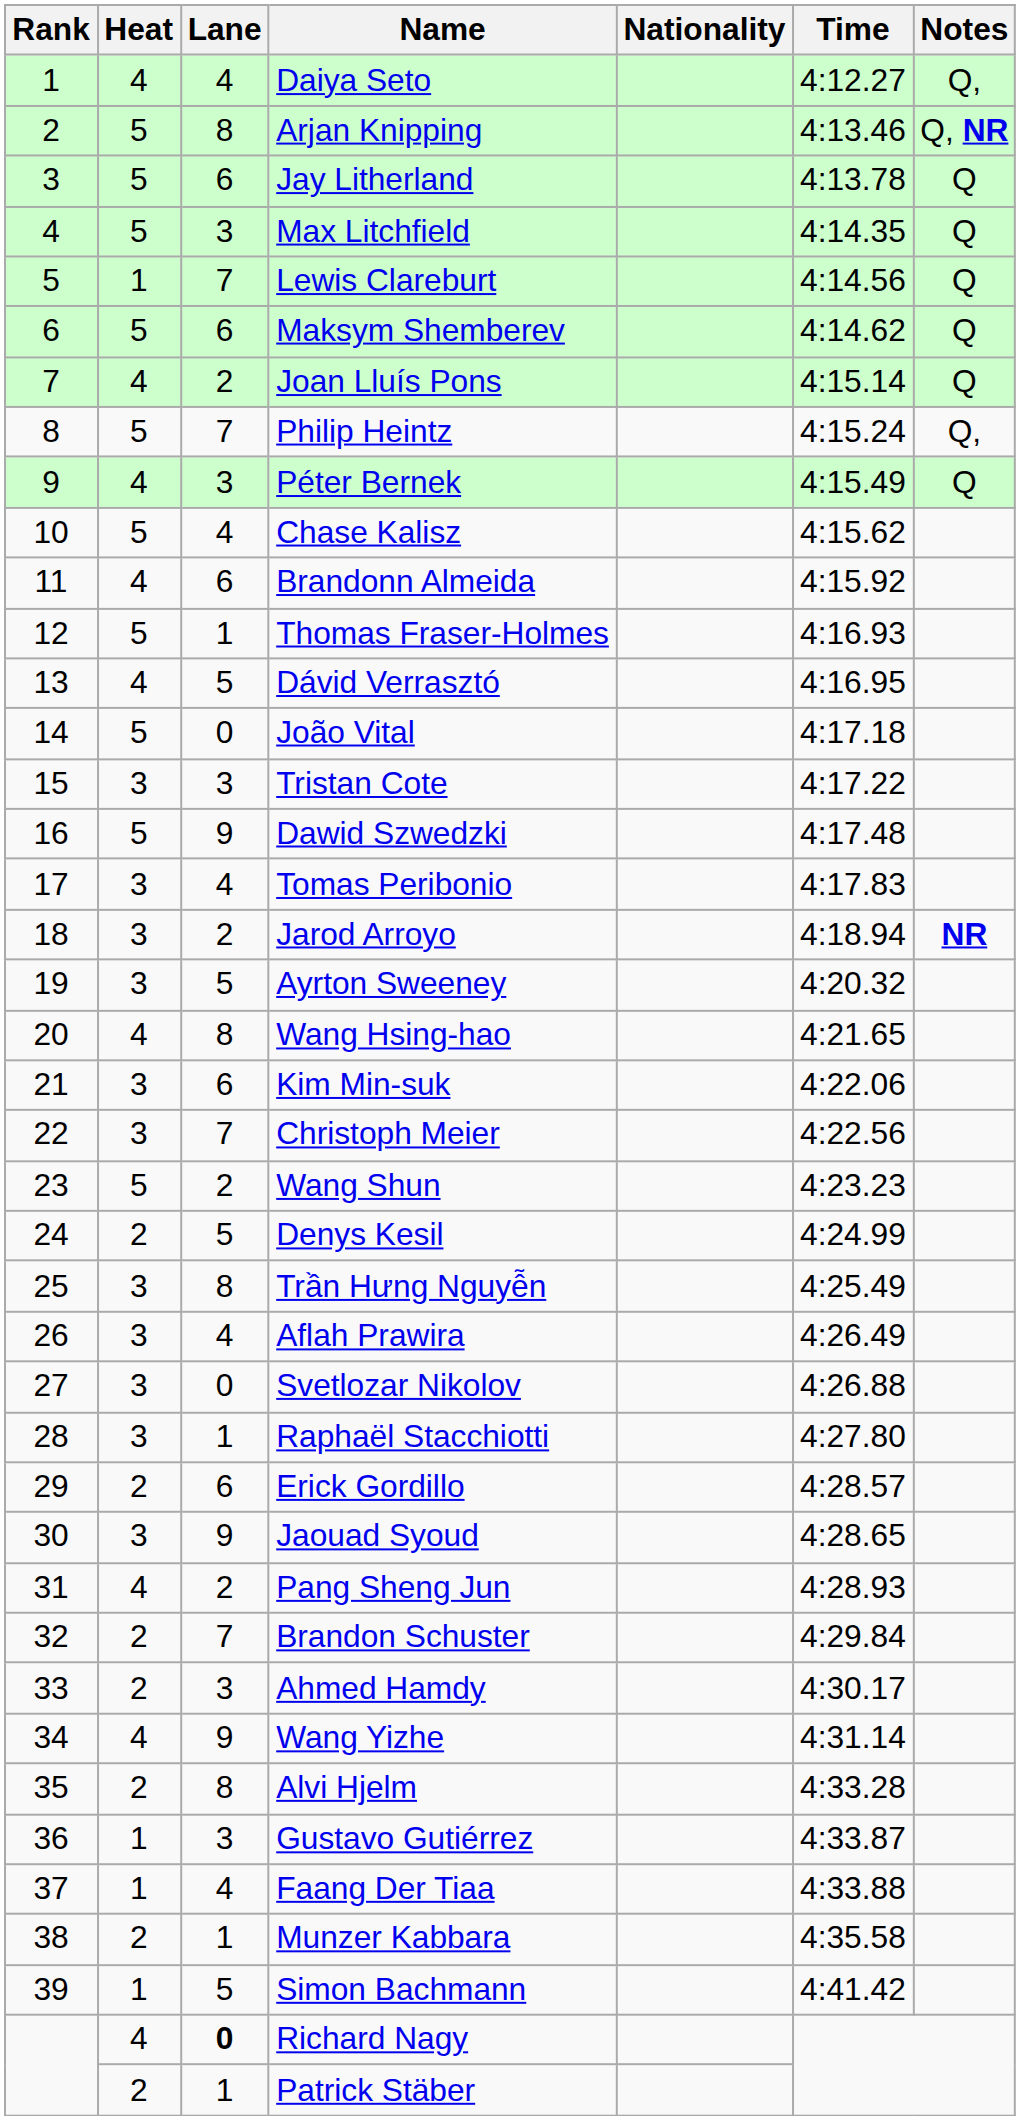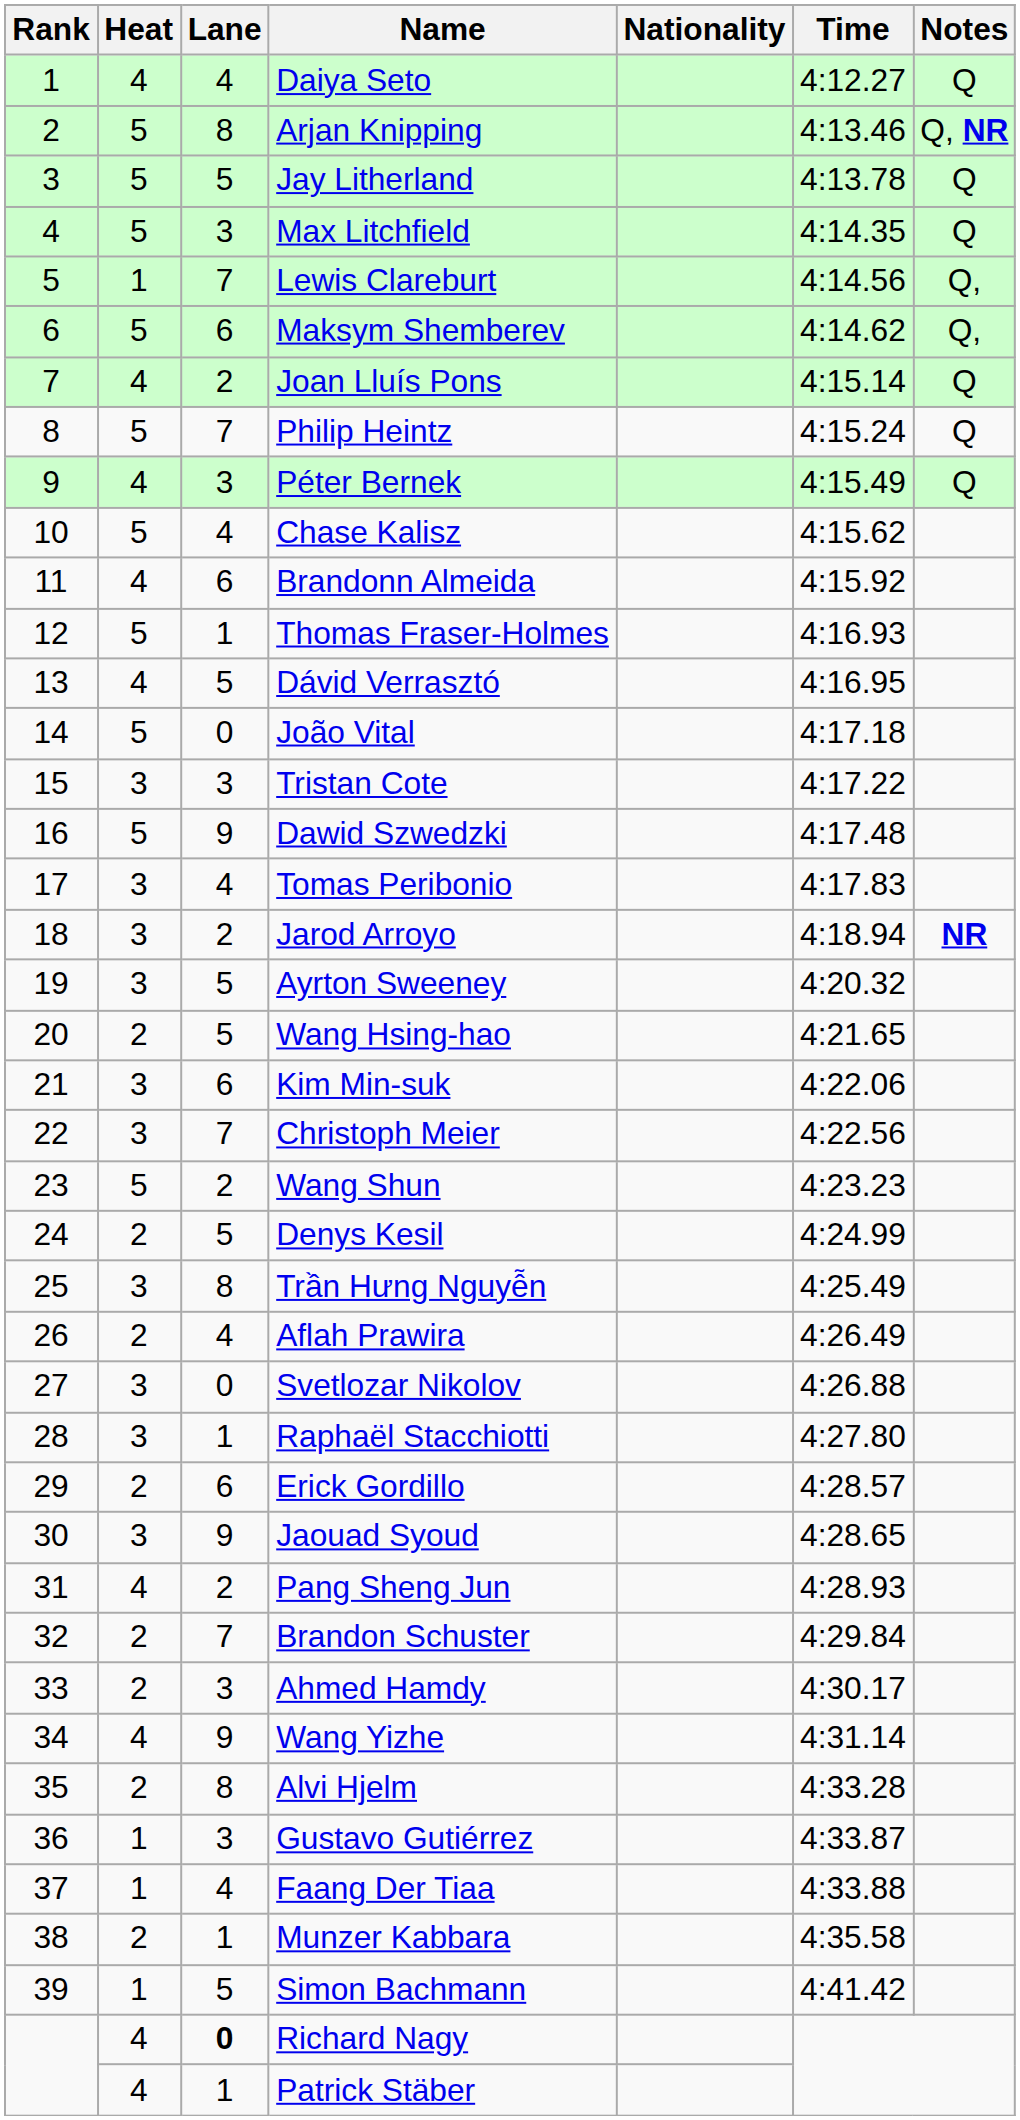(964, 79) Q, -> (964, 79) Q
(225, 180) 6 -> (225, 180) 5
(964, 280) Q -> (964, 280) Q,
(964, 331) Q -> (964, 331) Q,
(964, 431) Q, -> (964, 431) Q
(139, 1034) 4 -> (139, 1034) 2
(225, 1034) 8 -> (225, 1034) 5
(139, 1335) 3 -> (139, 1335) 2
(139, 2089) 2 -> (139, 2089) 4
